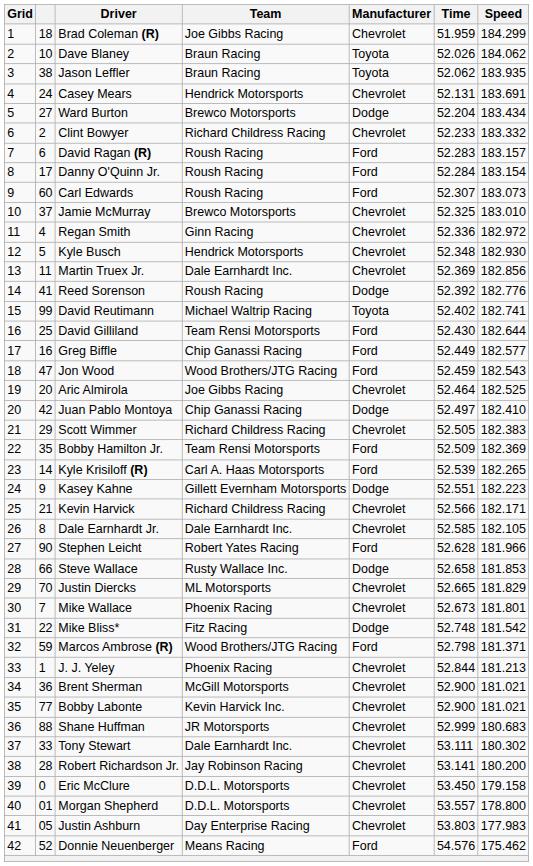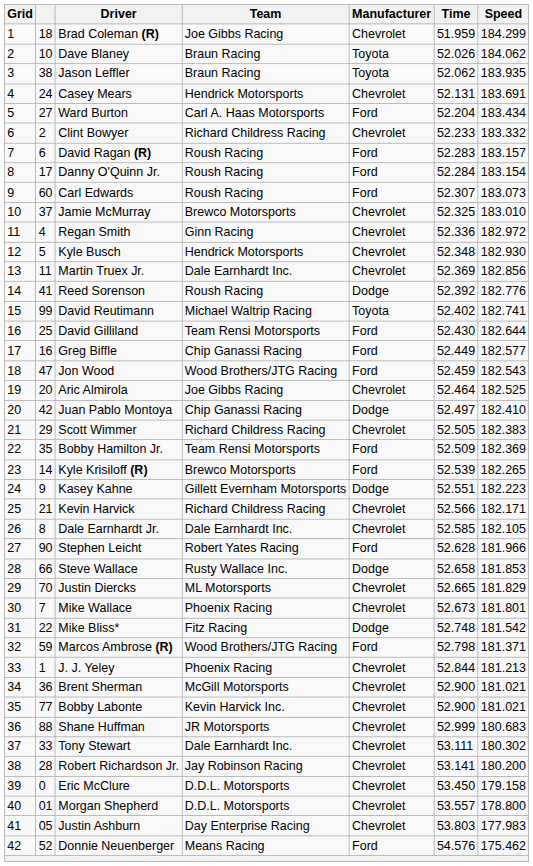(240, 113) Brewco Motorsports -> (254, 113) Carl A. Haas Motorsports
(371, 113) Dodge -> (365, 113) Ford
(254, 469) Carl A. Haas Motorsports -> (240, 469) Brewco Motorsports
